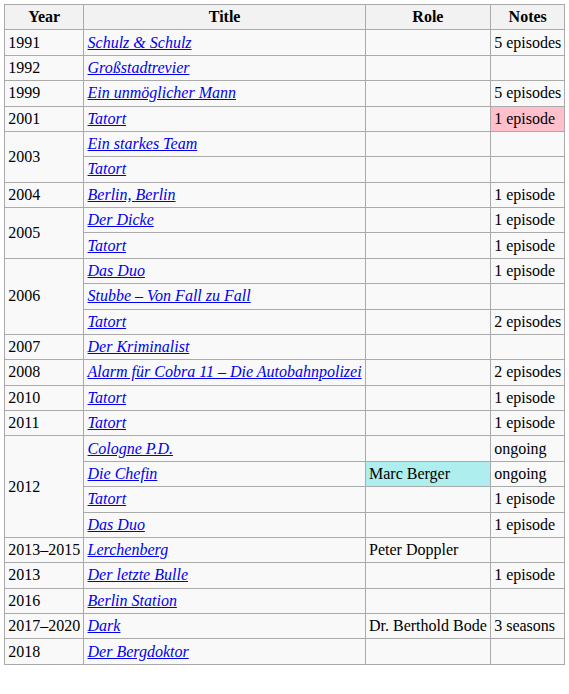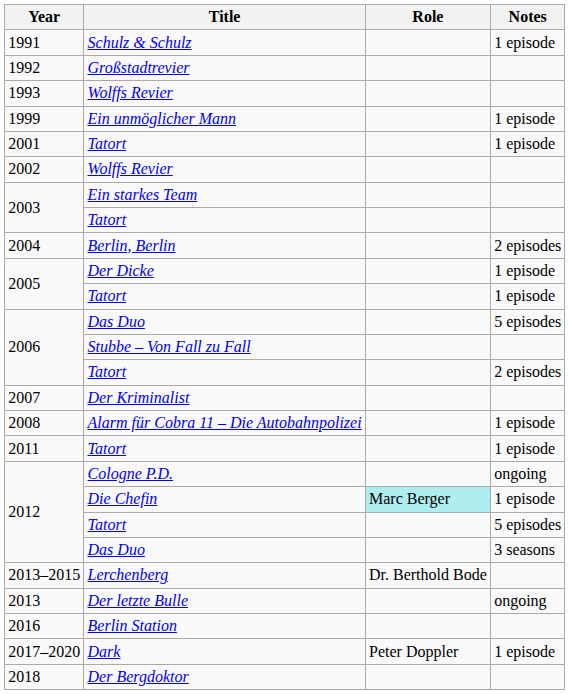(528, 42) 5 episodes -> (525, 42) 1 episode
+ row: (24, 93)
(528, 93) 5 episodes -> (525, 118) 1 episode
(525, 118) pink background -> (525, 144) no background
+ row: (24, 169)
(525, 194) 1 episode -> (528, 245) 2 episodes
(525, 270) 1 episode -> (528, 321) 5 episodes
(528, 372) 2 episodes -> (525, 423) 1 episode
- row: (24, 397)
(520, 473) ongoing -> (525, 499) 1 episode
(525, 499) 1 episode -> (528, 524) 5 episodes
(525, 524) 1 episode -> (525, 550) 3 seasons
(414, 550) Peter Doppler -> (428, 575) Dr. Berthold Bode
(525, 575) 1 episode -> (520, 600) ongoing
(428, 626) Dr. Berthold Bode -> (414, 651) Peter Doppler
(525, 626) 3 seasons -> (525, 651) 1 episode
